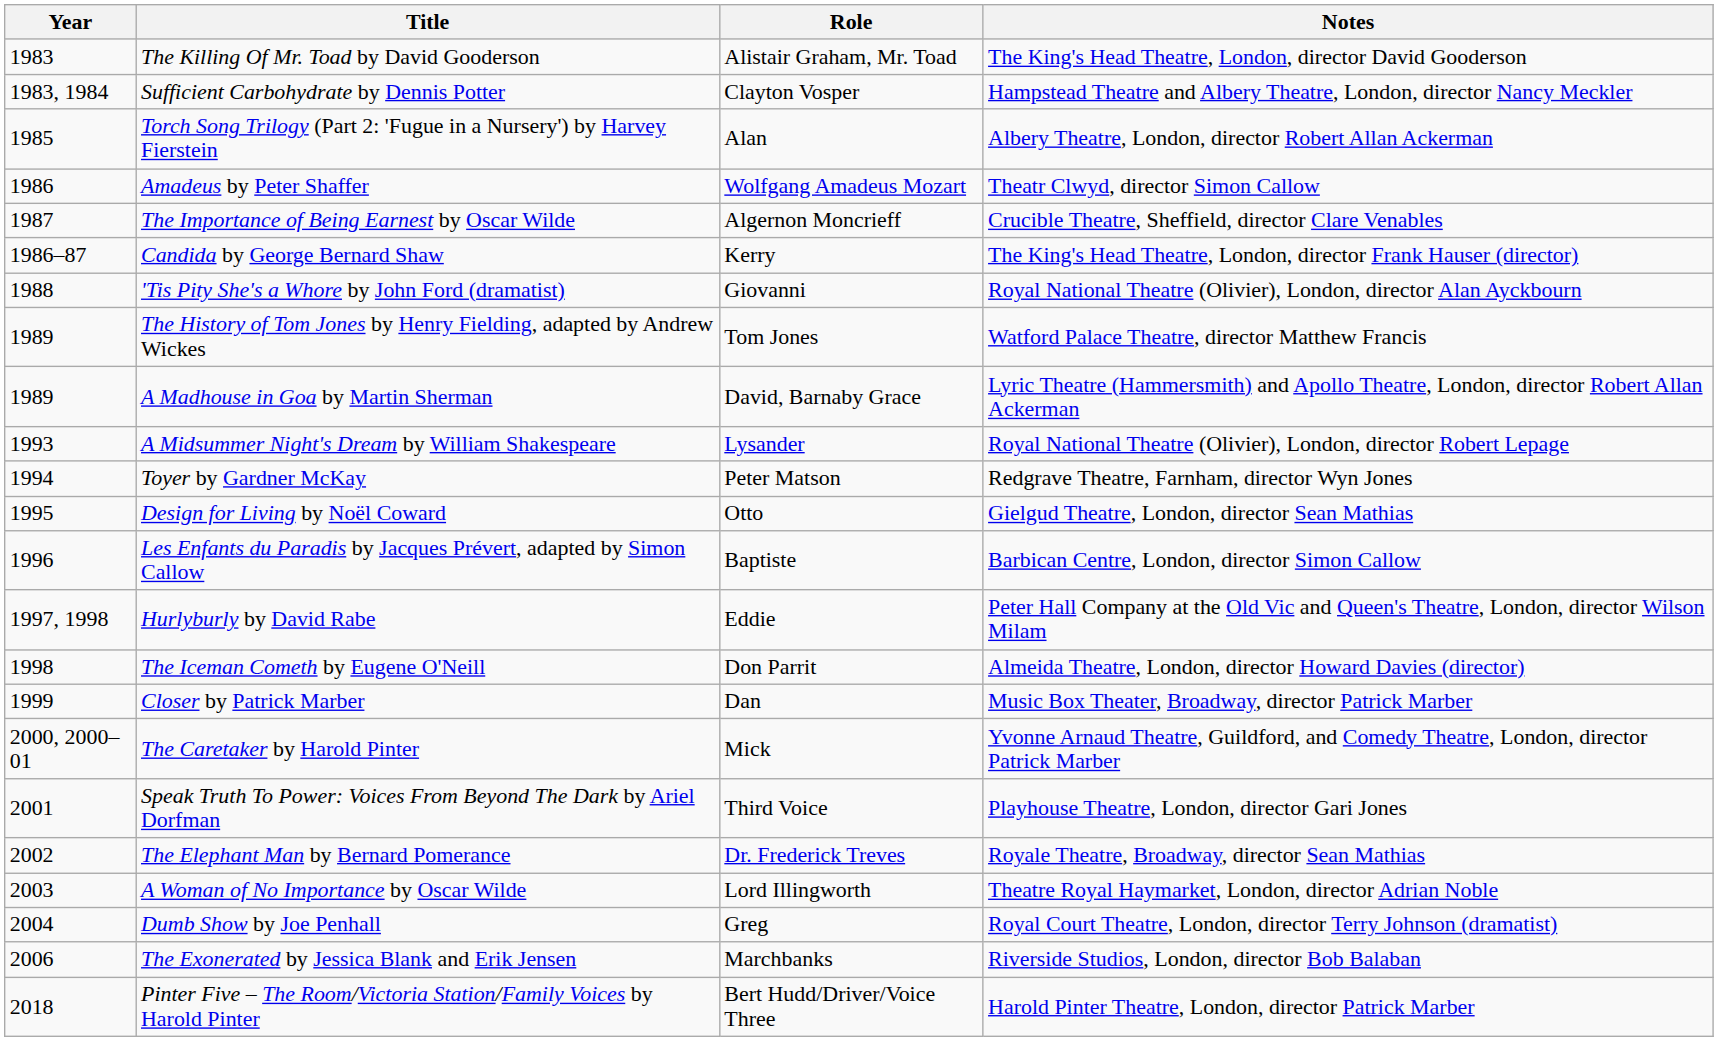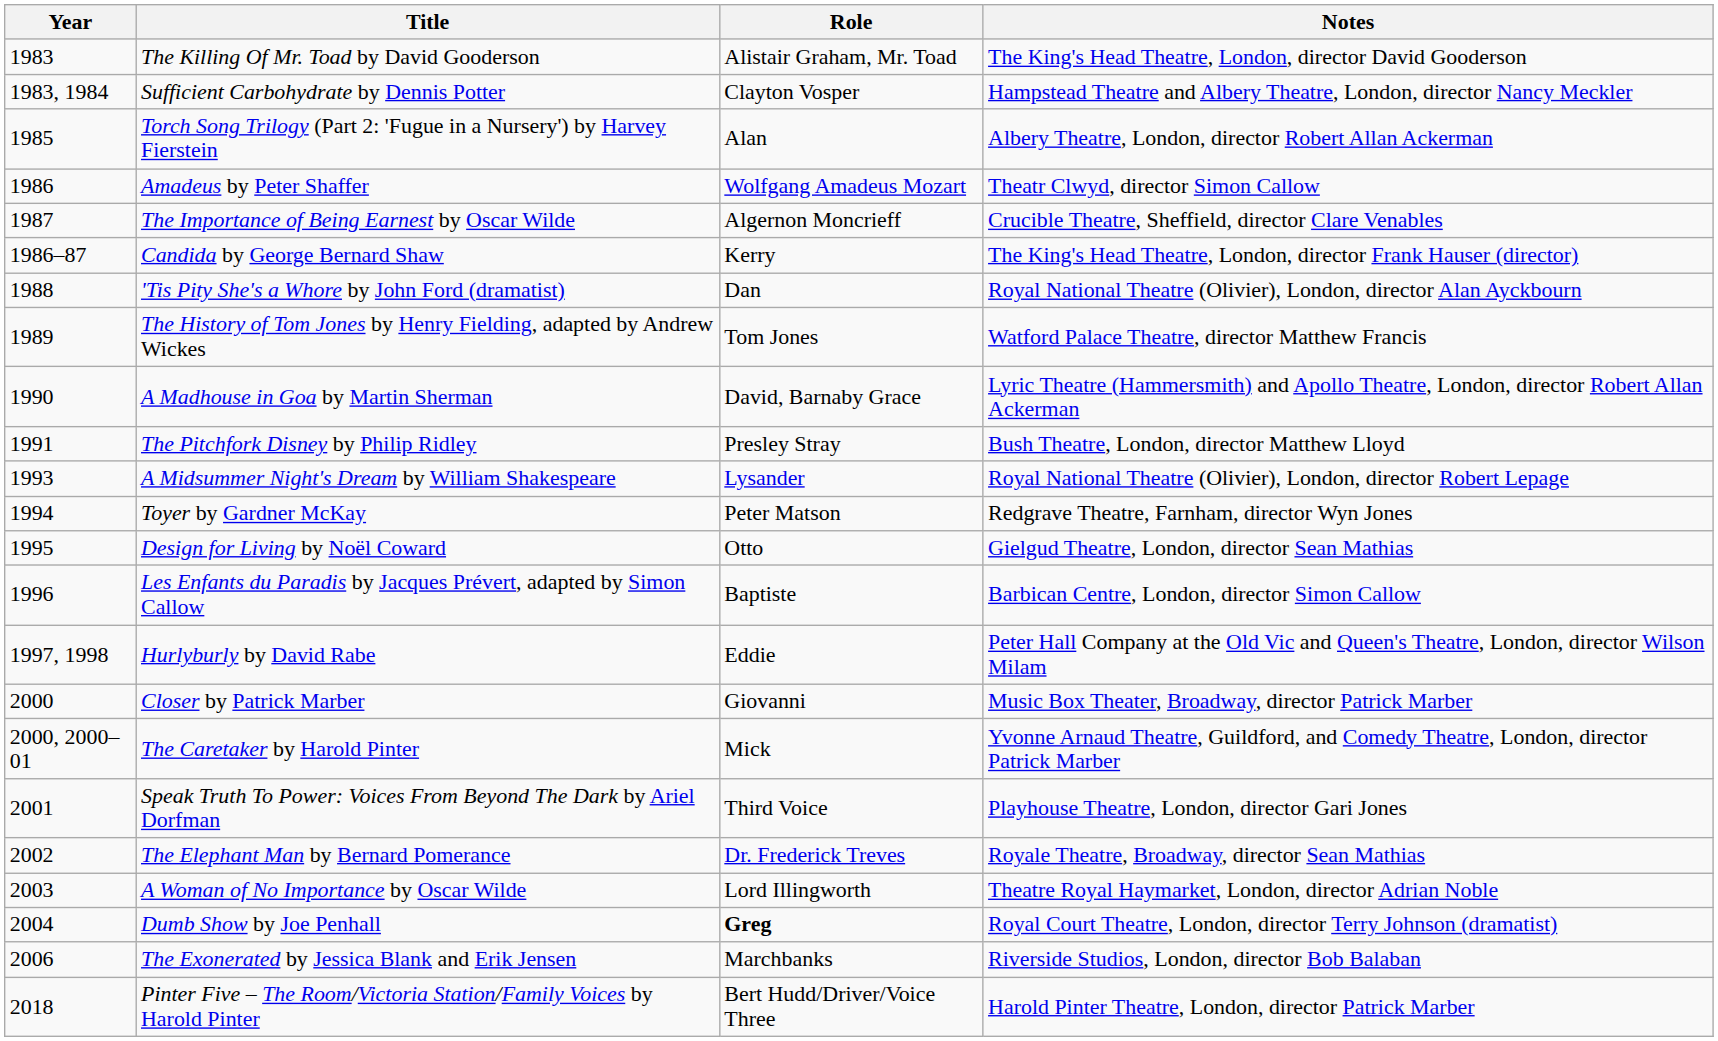(765, 289) Giovanni -> (743, 289) Dan
(32, 396) 1989 -> (32, 396) 1990
+ row: (309, 443)
- row: (313, 666)
(32, 701) 1999 -> (32, 701) 2000
(743, 701) Dan -> (765, 701) Giovanni
(746, 924) normal -> (748, 924) bold
